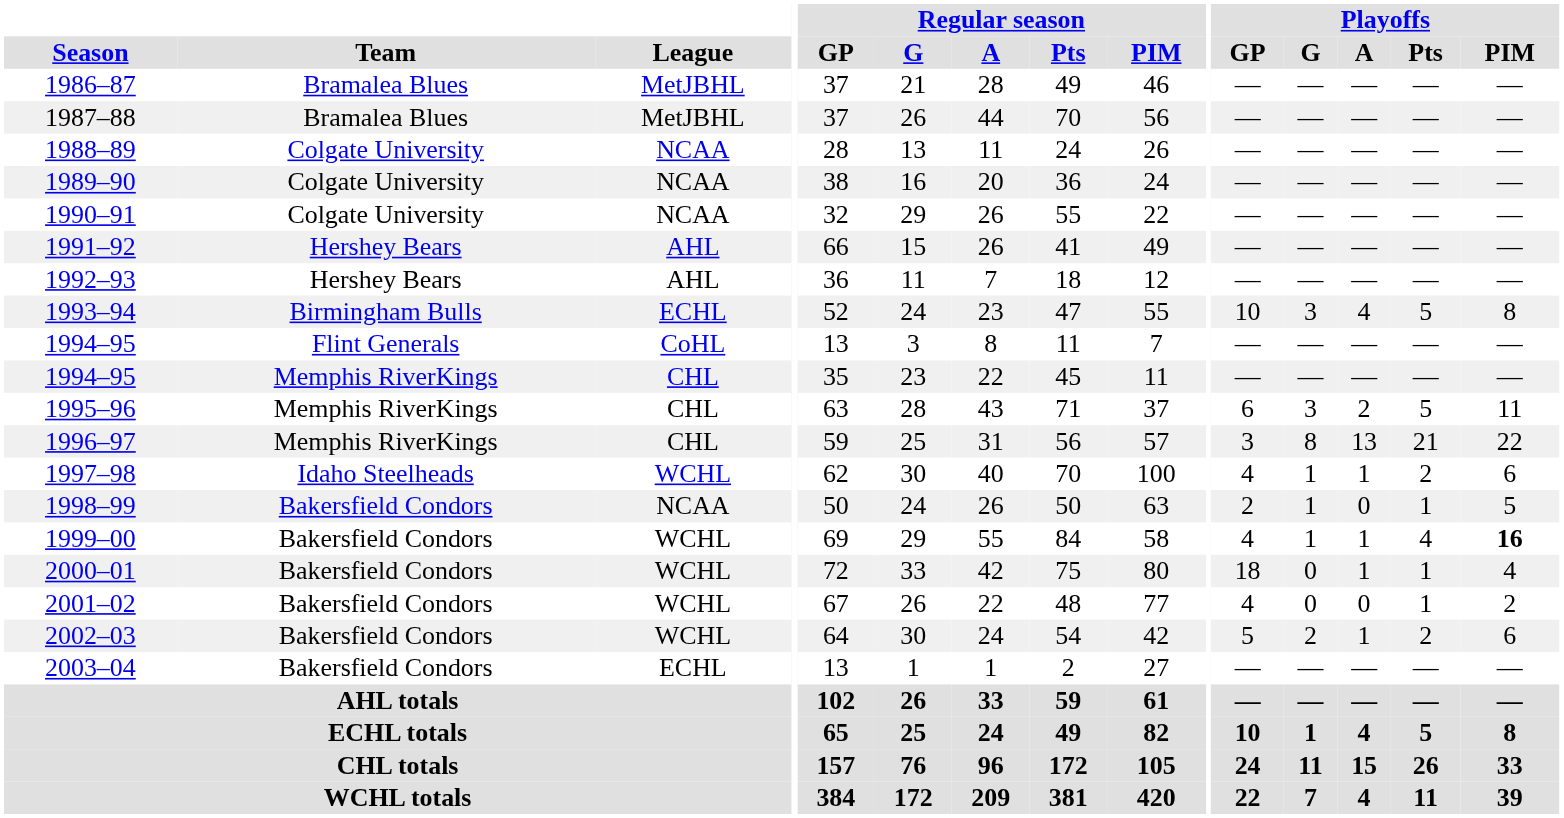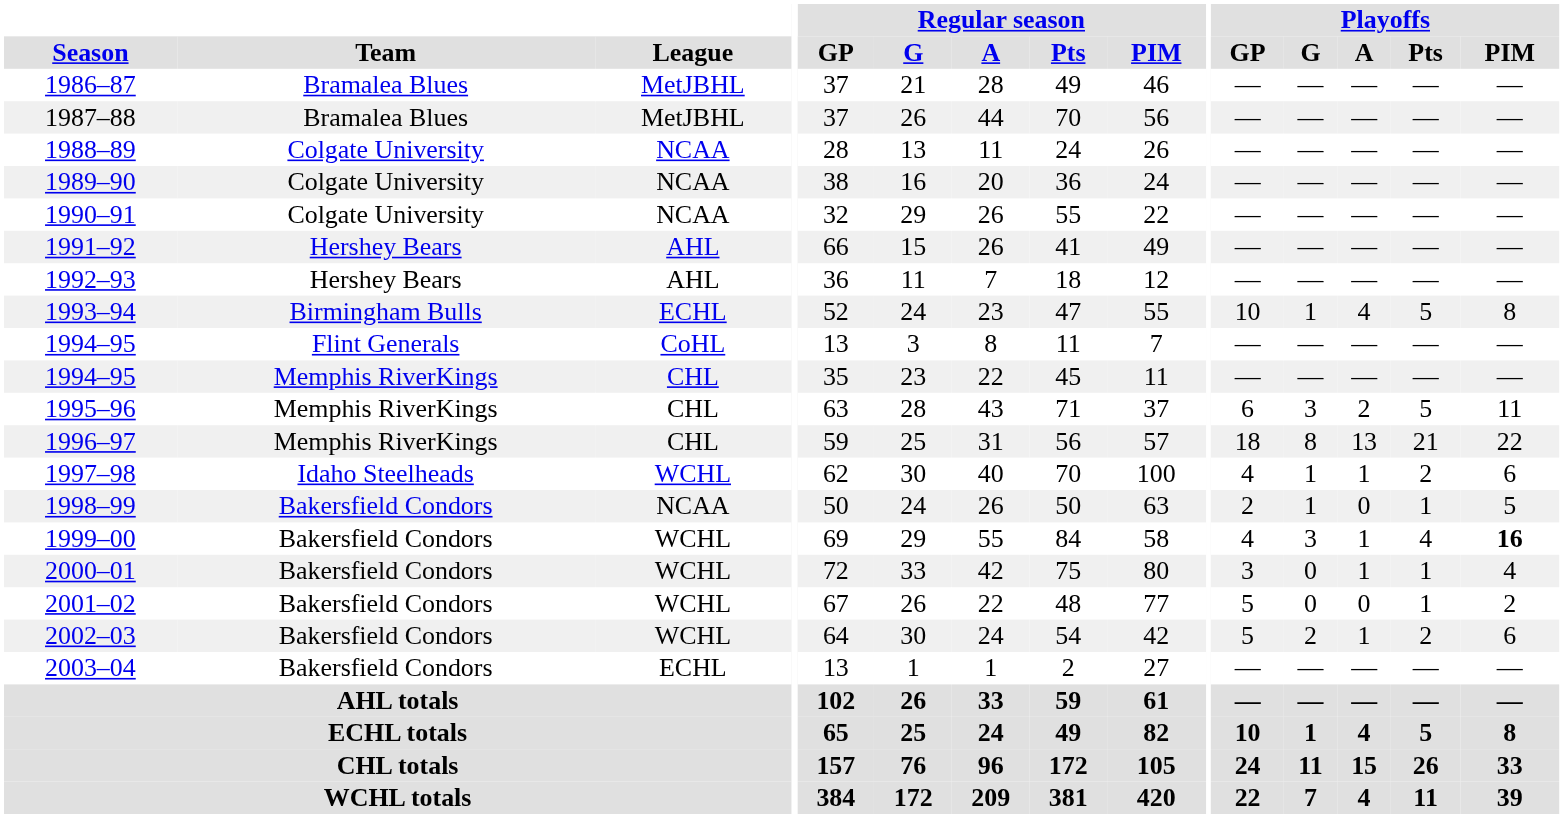(1310, 311) 3 -> (1310, 311) 1
(1248, 441) 3 -> (1248, 441) 18
(1310, 538) 1 -> (1310, 538) 3
(1248, 570) 18 -> (1248, 570) 3
(1248, 603) 4 -> (1248, 603) 5
